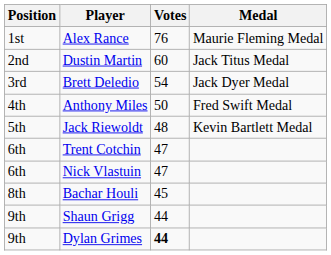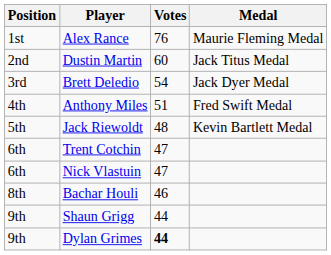(161, 104) 50 -> (161, 104) 51
(161, 194) 45 -> (161, 194) 46
